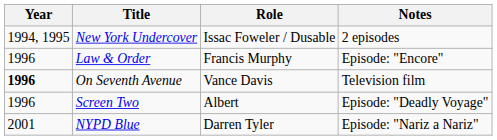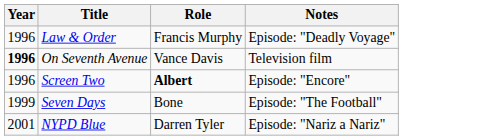- row: (137, 37)
(393, 59) Episode: "Encore" -> (322, 37) Episode: "Deadly Voyage"
(221, 102) normal -> (173, 80) bold
(415, 102) Episode: "Deadly Voyage" -> (299, 80) Episode: "Encore"
+ row: (73, 102)
